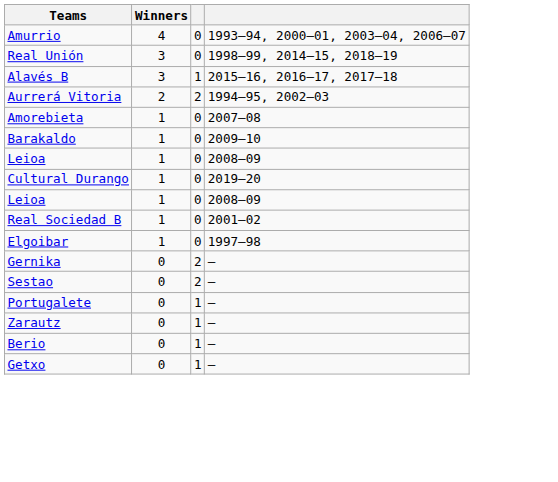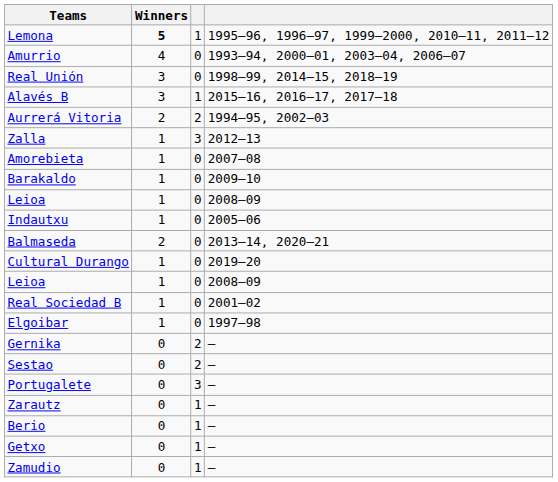+ row: (30, 35)
+ row: (26, 138)
+ row: (38, 220)
+ row: (42, 241)
(198, 302) 1 -> (198, 385) 3
+ row: (34, 467)
